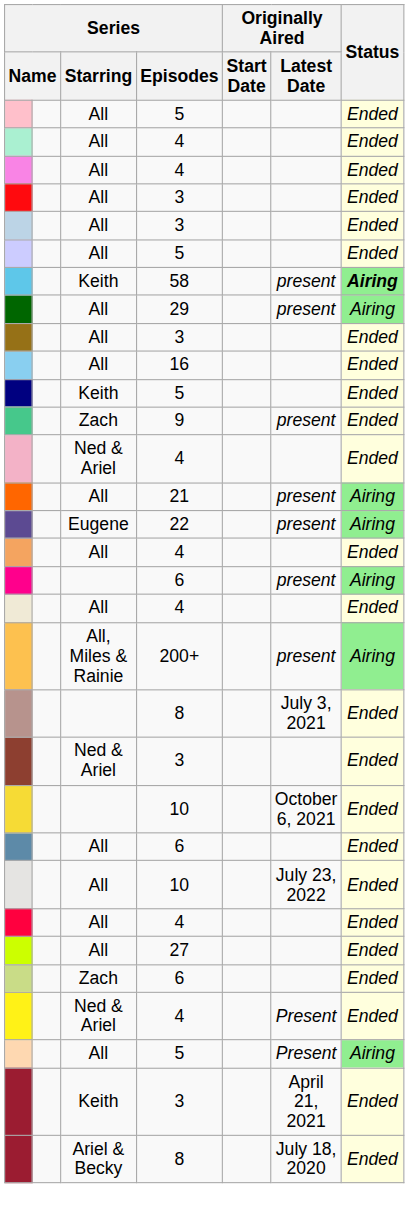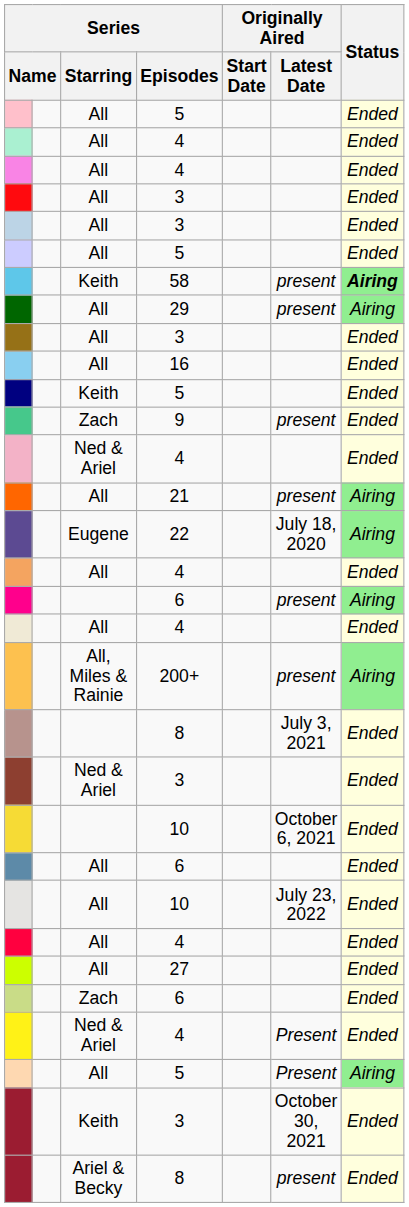(306, 524) present -> (306, 534) July 18, 2020
(306, 1101) April 21, 2021 -> (306, 1121) October 30, 2021
(306, 1159) July 18, 2020 -> (306, 1178) present
